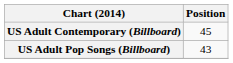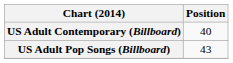(206, 31) 45 -> (206, 31) 40
